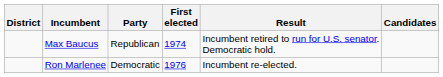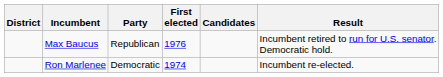columns swapped: (291, 23) <-> (410, 23)
(175, 44) 1974 -> (175, 44) 1976
(175, 65) 1976 -> (175, 65) 1974
